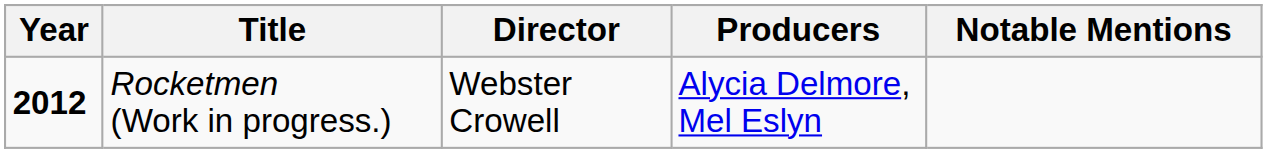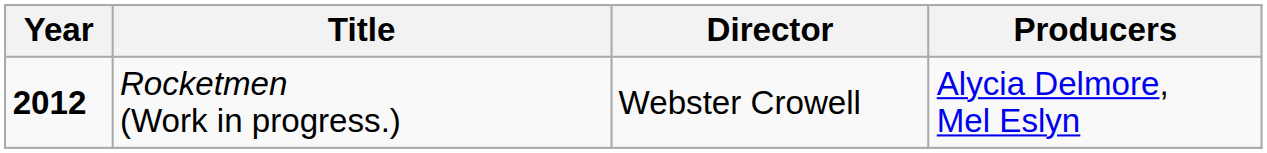- column: (1094, 30)
